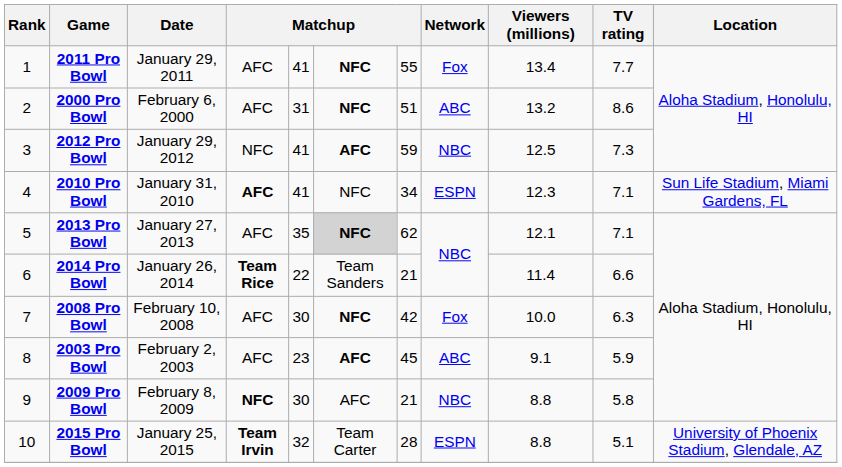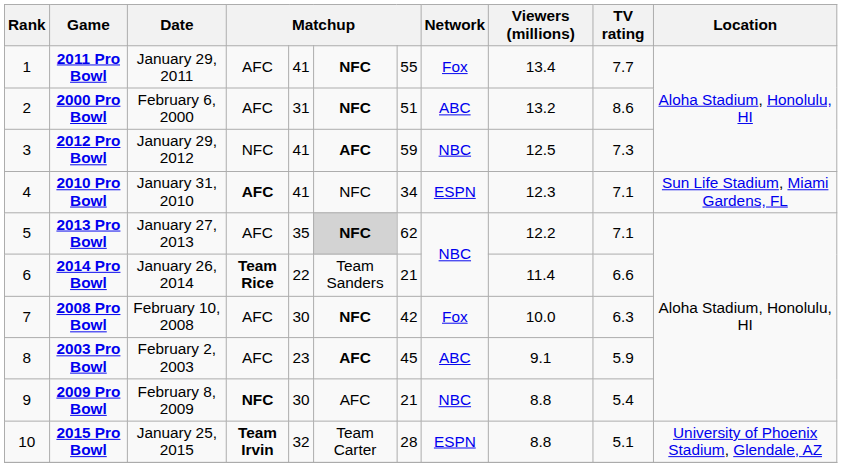(541, 233) 12.1 -> (541, 233) 12.2
(623, 400) 5.8 -> (623, 400) 5.4
